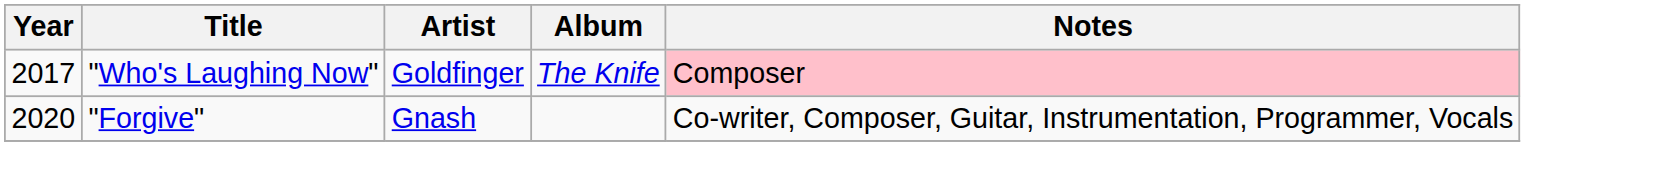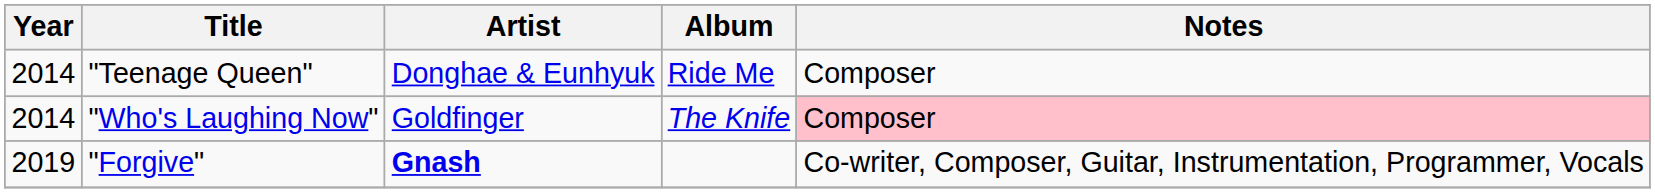+ row: (200, 72)
(43, 72) 2017 -> (43, 118) 2014
(43, 118) 2020 -> (43, 163) 2019
(434, 118) normal -> (436, 163) bold
